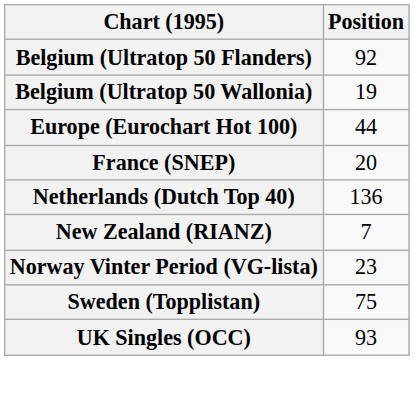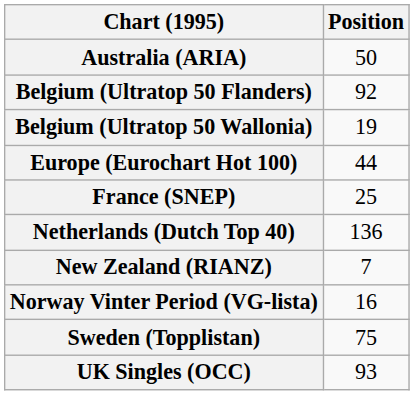+ row: (164, 57)
(366, 162) 20 -> (366, 197) 25
(366, 267) 23 -> (366, 302) 16
